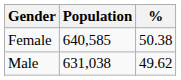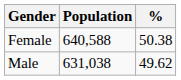(87, 39) 640,585 -> (87, 39) 640,588
